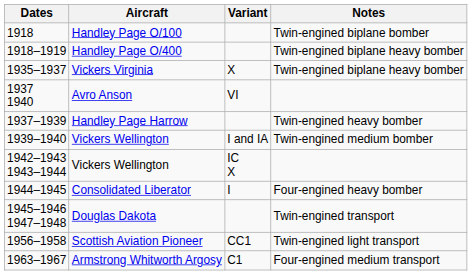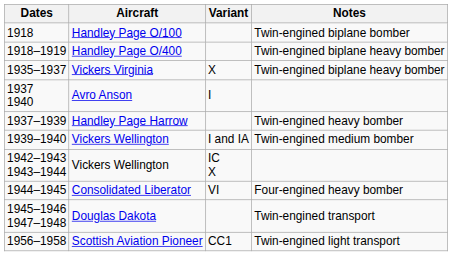(233, 95) VI -> (210, 95) I
(229, 190) I -> (214, 190) VI
- row: (37, 260)
